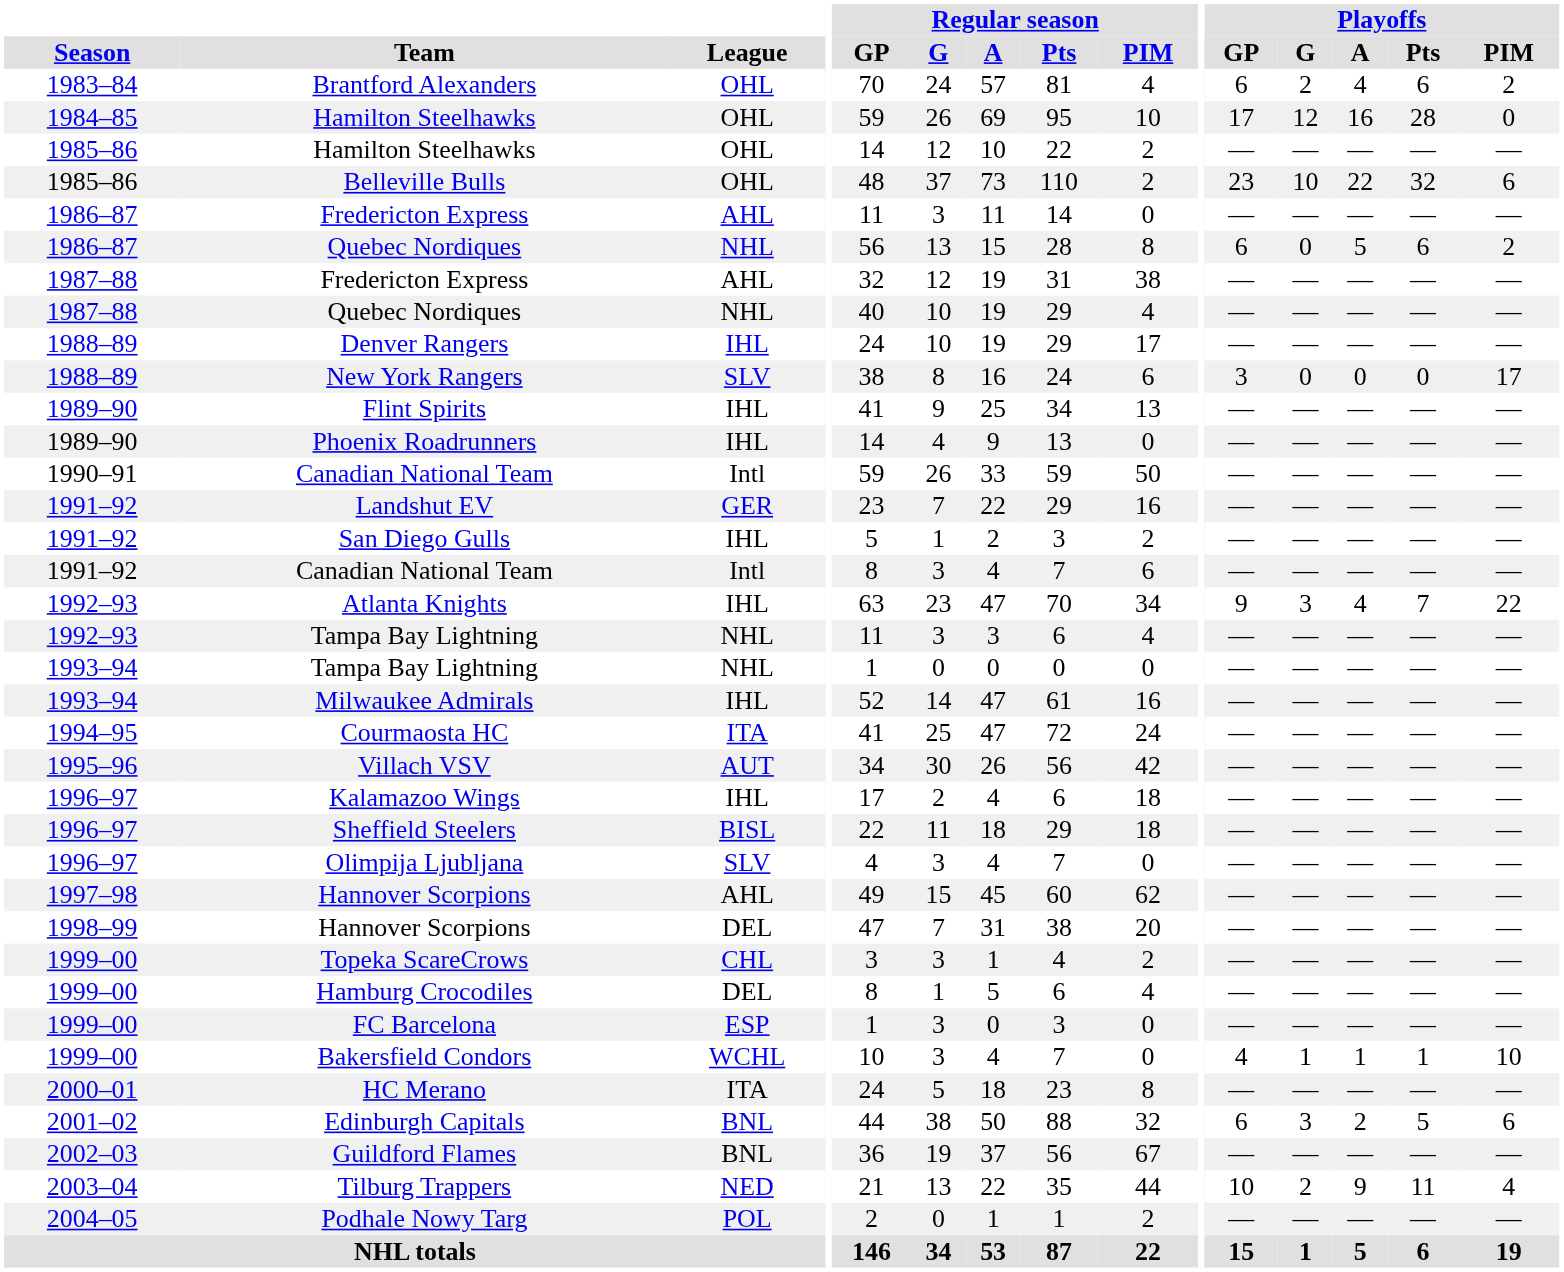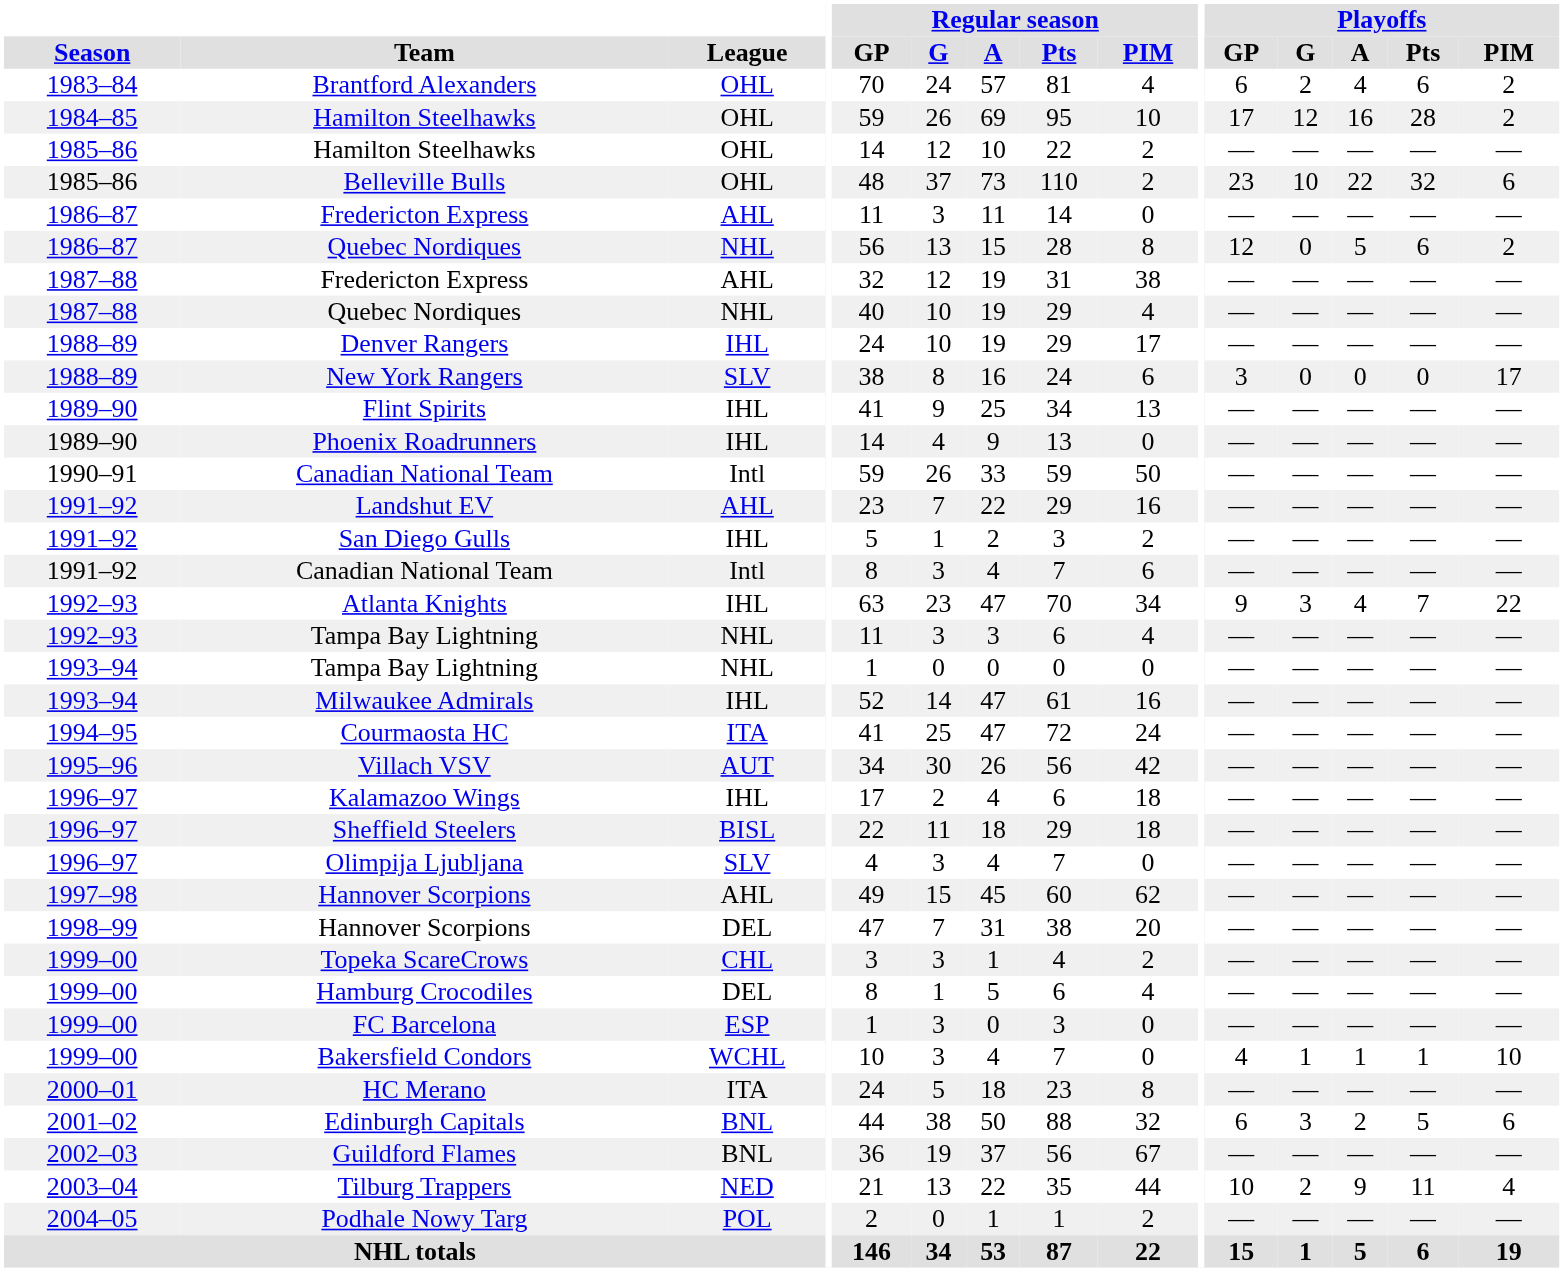(1509, 117) 0 -> (1509, 117) 2
(1241, 246) 6 -> (1241, 246) 12
(747, 505) GER -> (747, 505) AHL
